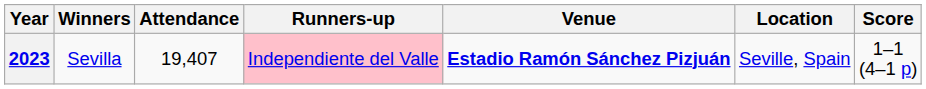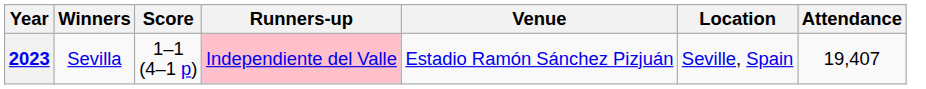columns swapped: (888, 19) <-> (189, 19)
(589, 58) bold -> (539, 58) normal
